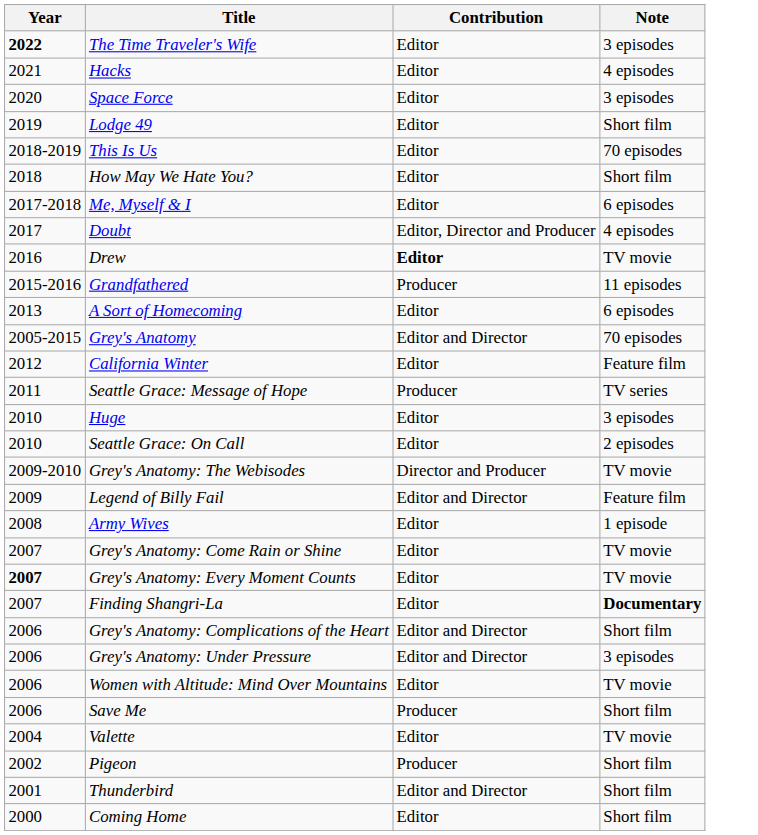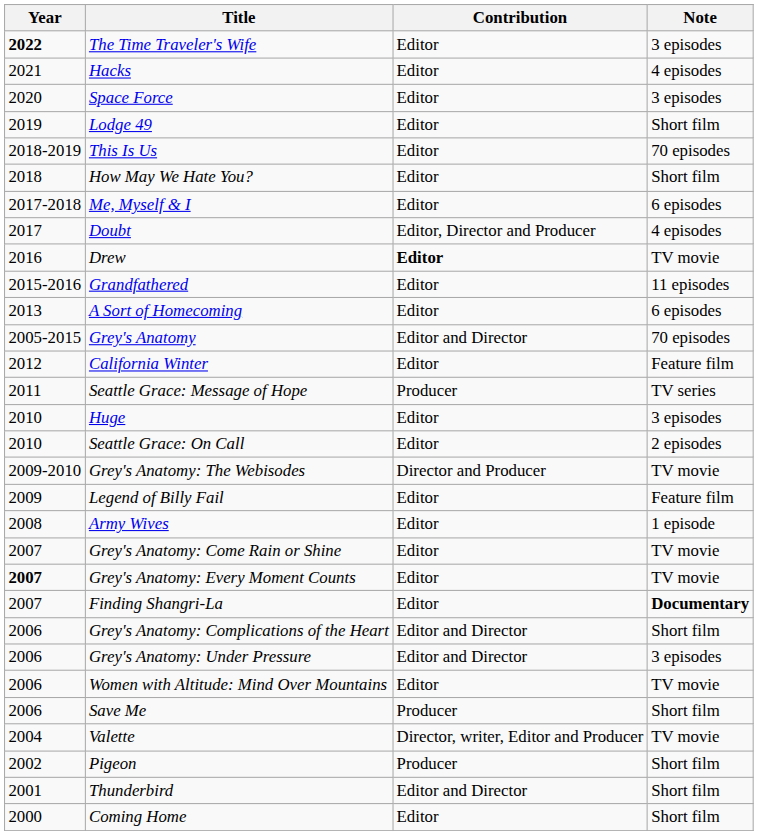(427, 284) Producer -> (418, 284) Editor
(462, 497) Editor and Director -> (418, 497) Editor
(418, 737) Editor -> (520, 737) Director, writer, Editor and Producer
